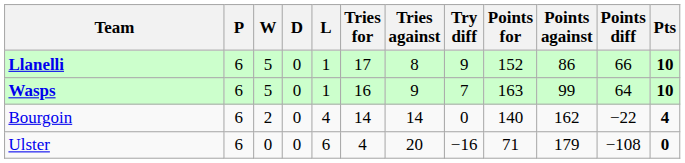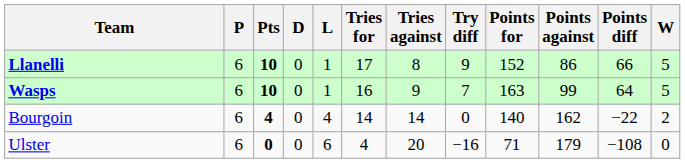columns swapped: (268, 27) <-> (665, 27)
